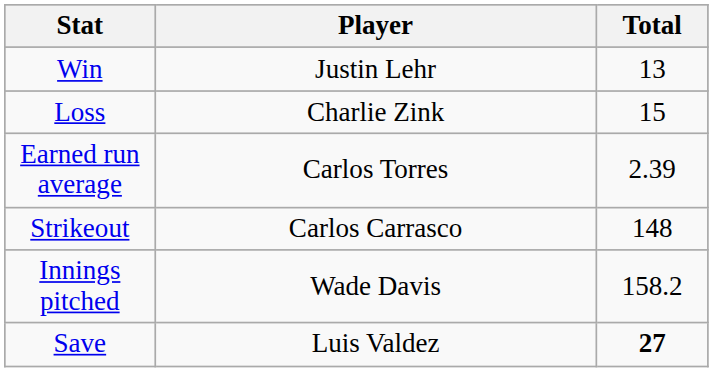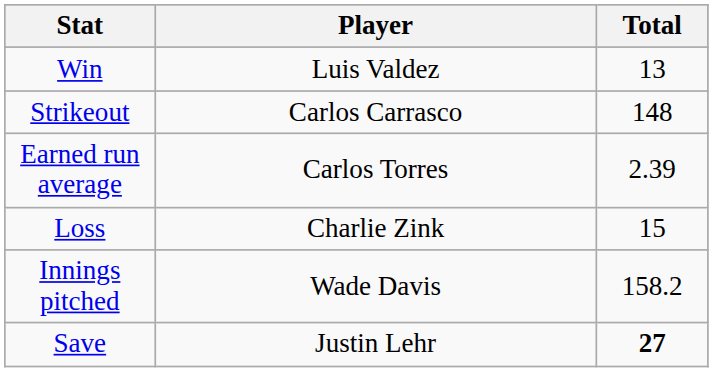(376, 68) Justin Lehr -> (376, 68) Luis Valdez
rows swapped: (80, 111) <-> (80, 227)
(376, 344) Luis Valdez -> (376, 344) Justin Lehr
